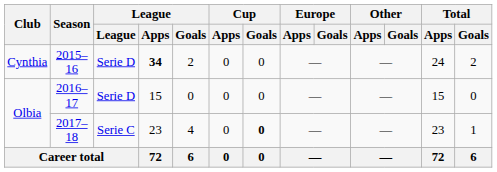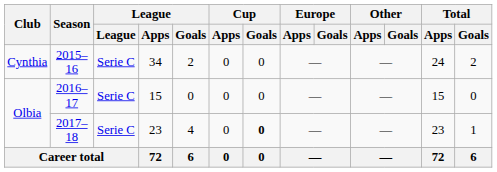(116, 61) Serie D -> (116, 61) Serie C
(155, 61) bold -> (155, 61) normal
(116, 95) Serie D -> (116, 95) Serie C
